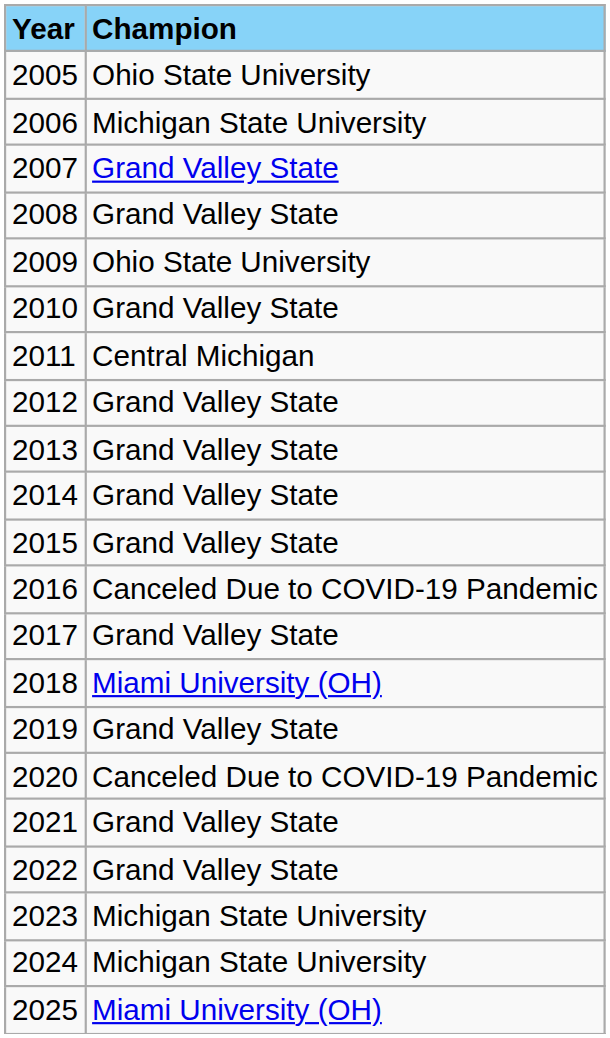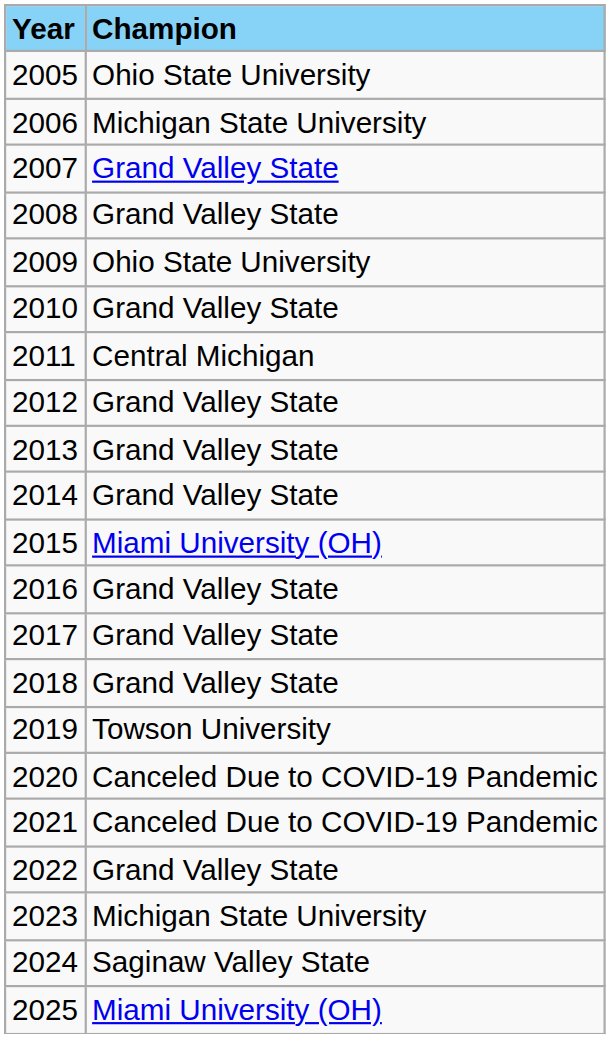(215, 542) Grand Valley State -> (237, 542) Miami University (OH)
(345, 589) Canceled Due to COVID-19 Pandemic -> (215, 589) Grand Valley State
(237, 682) Miami University (OH) -> (215, 682) Grand Valley State
(215, 729) Grand Valley State -> (211, 729) Towson University
(215, 823) Grand Valley State -> (345, 823) Canceled Due to COVID-19 Pandemic
(259, 963) Michigan State University -> (231, 963) Saginaw Valley State
